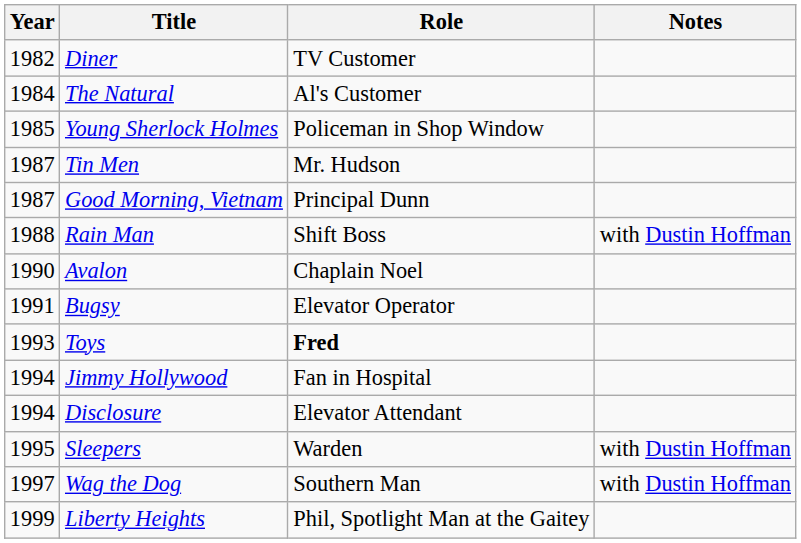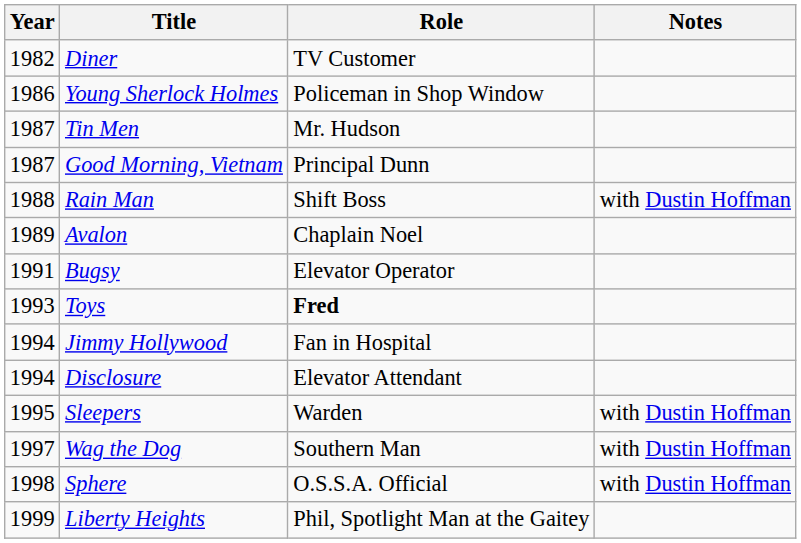- row: (119, 93)
(32, 128) 1985 -> (32, 93) 1986
(32, 270) 1990 -> (32, 235) 1989
+ row: (96, 484)
